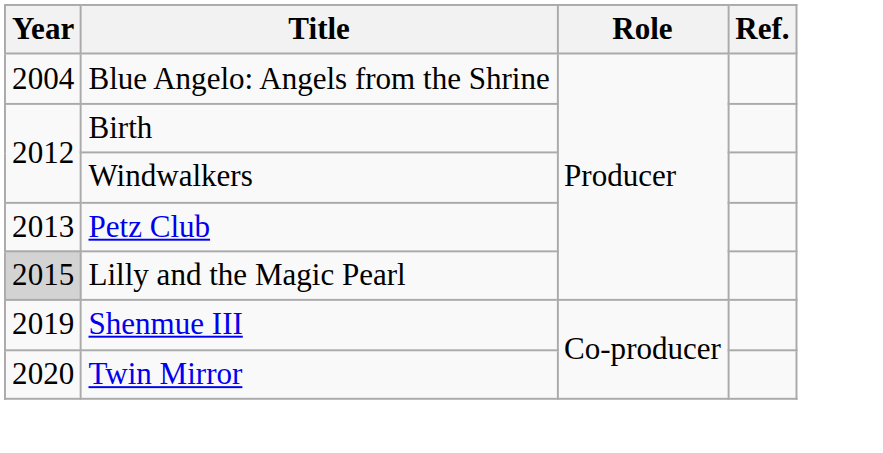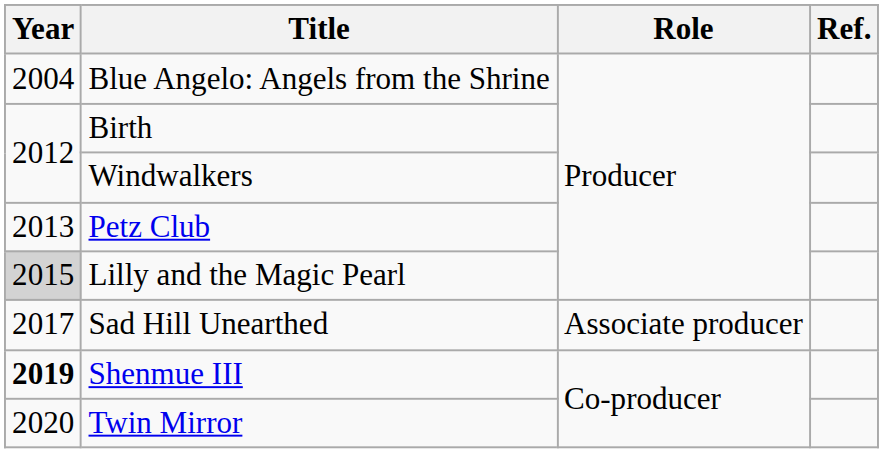+ row: (208, 324)
(43, 324) normal -> (43, 373) bold
